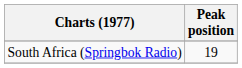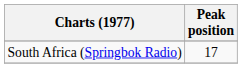(211, 52) 19 -> (211, 52) 17
